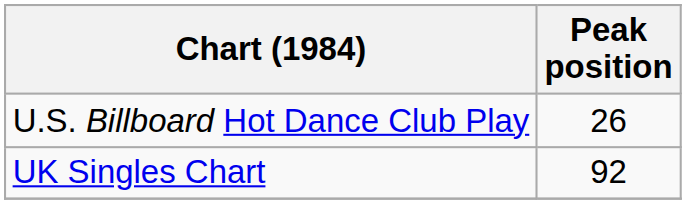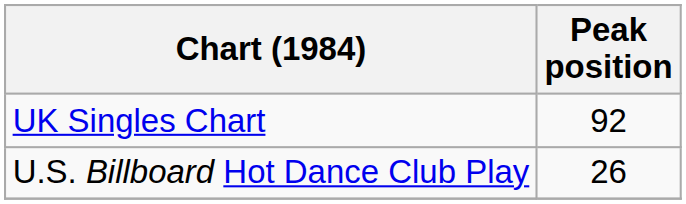rows swapped: (139, 172) <-> (271, 119)
